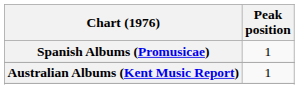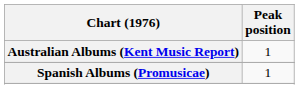rows swapped: (123, 72) <-> (123, 51)
